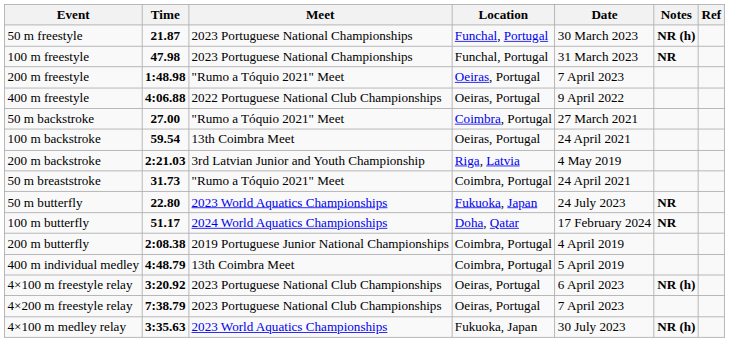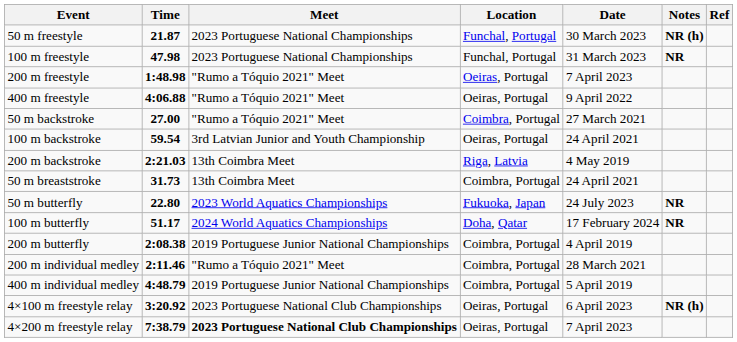(317, 98) 2022 Portuguese National Club Championships -> (268, 98) "Rumo a Tóquio 2021" Meet
(243, 139) 13th Coimbra Meet -> (308, 139) 3rd Latvian Junior and Youth Championship
(308, 160) 3rd Latvian Junior and Youth Championship -> (243, 160) 13th Coimbra Meet
(268, 181) "Rumo a Tóquio 2021" Meet -> (243, 181) 13th Coimbra Meet
+ row: (73, 264)
(243, 264) 13th Coimbra Meet -> (320, 285) 2019 Portuguese Junior National Championships
(317, 306) normal -> (324, 327) bold
- row: (67, 327)
